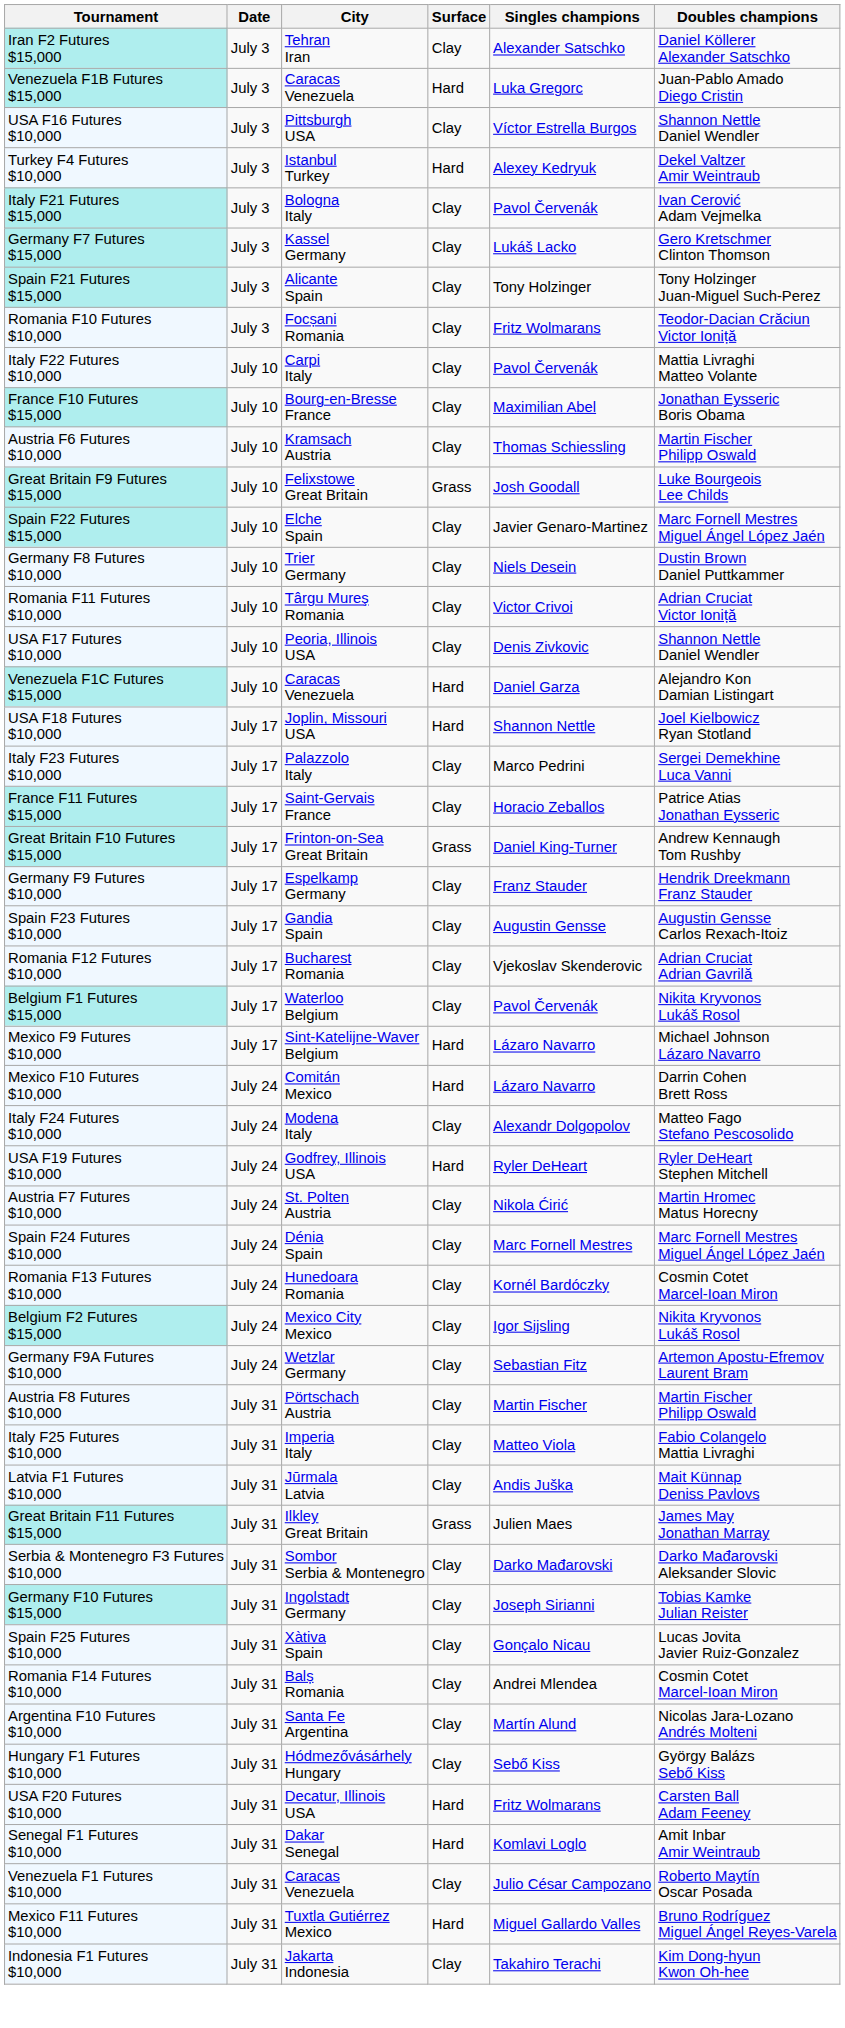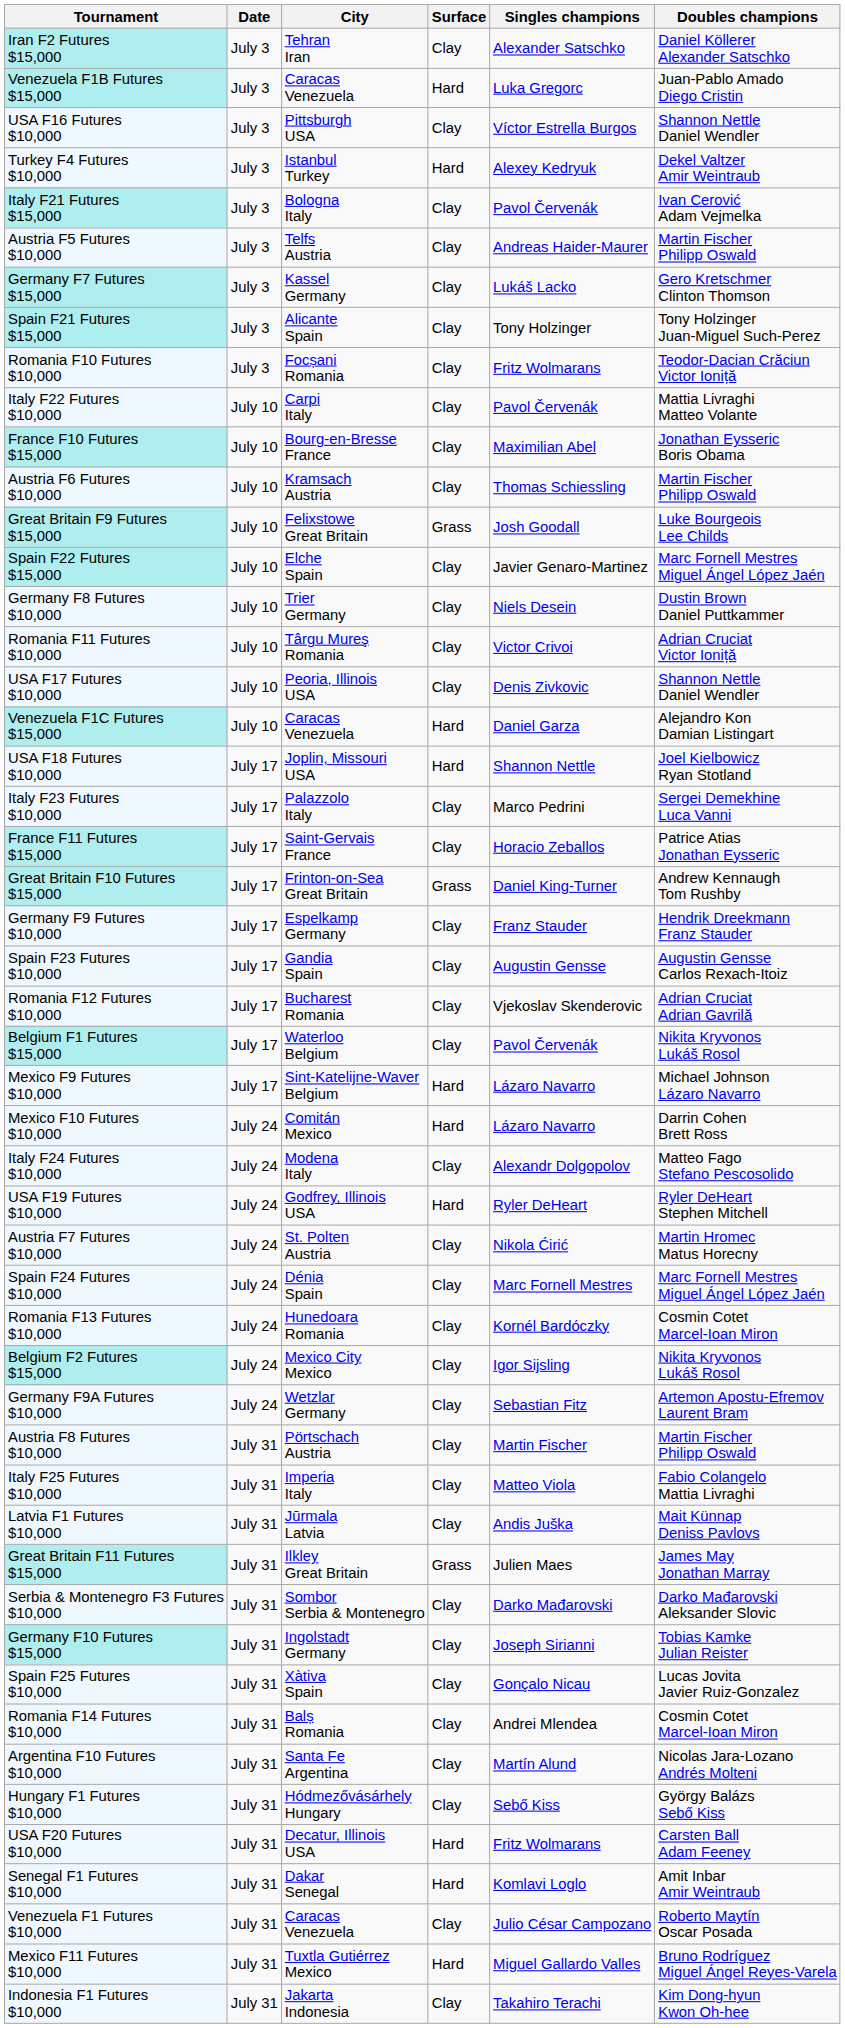+ row: (69, 248)
